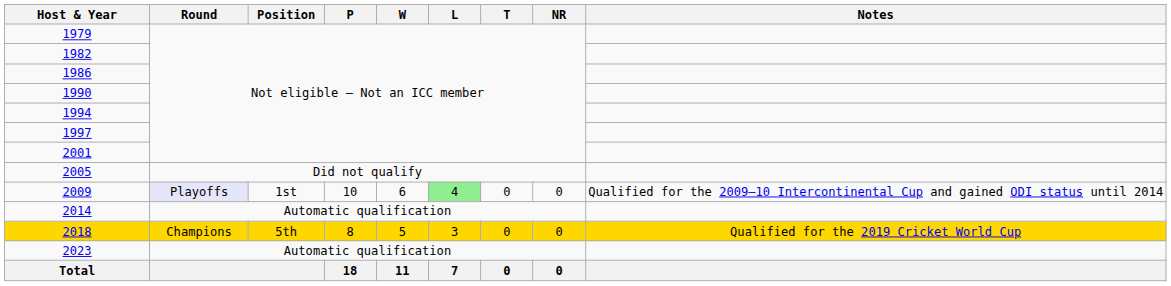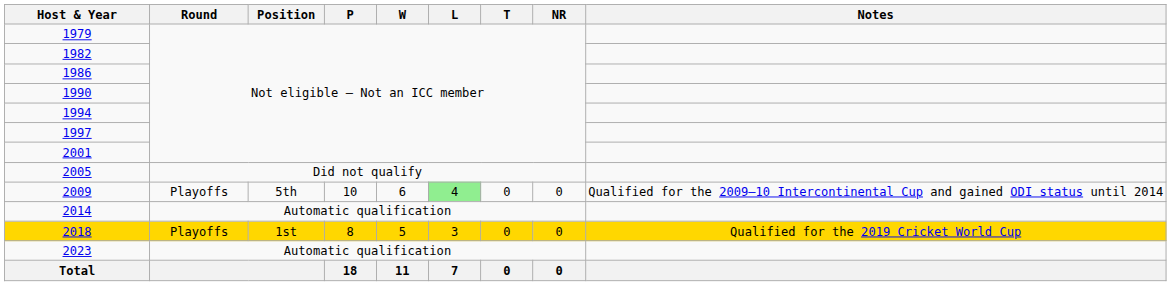(199, 192) lavender background -> (199, 192) no background
(286, 192) 1st -> (286, 192) 5th
(199, 231) Champions -> (199, 231) Playoffs
(286, 231) 5th -> (286, 231) 1st
